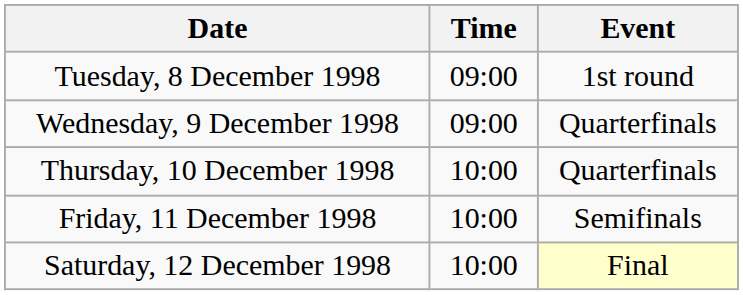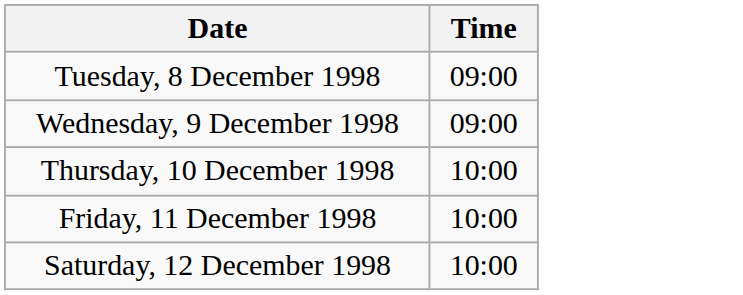- column: (638, 28)
